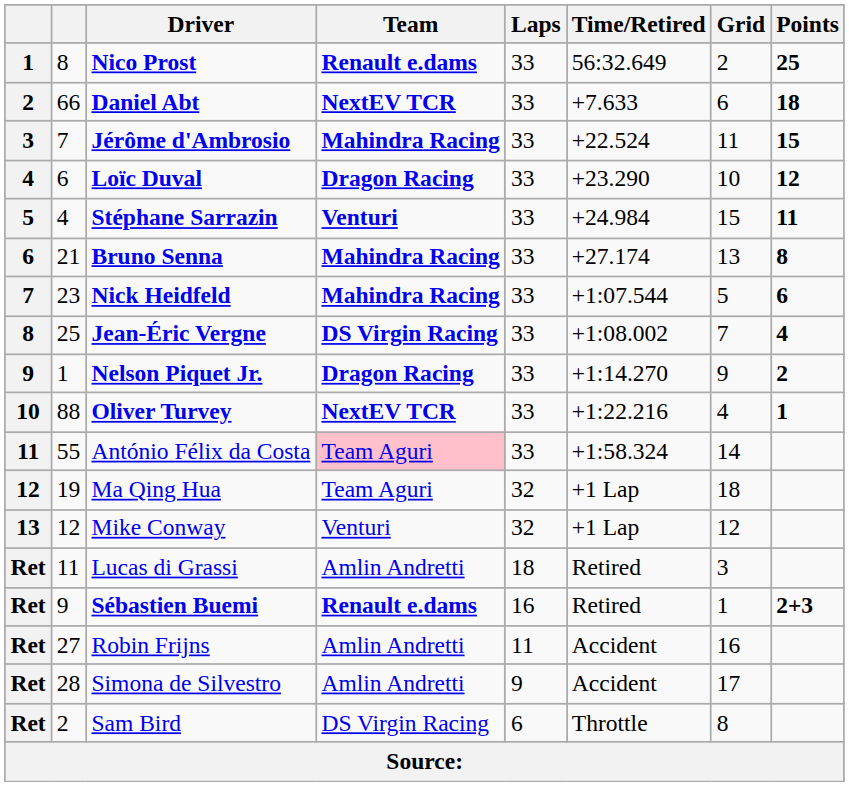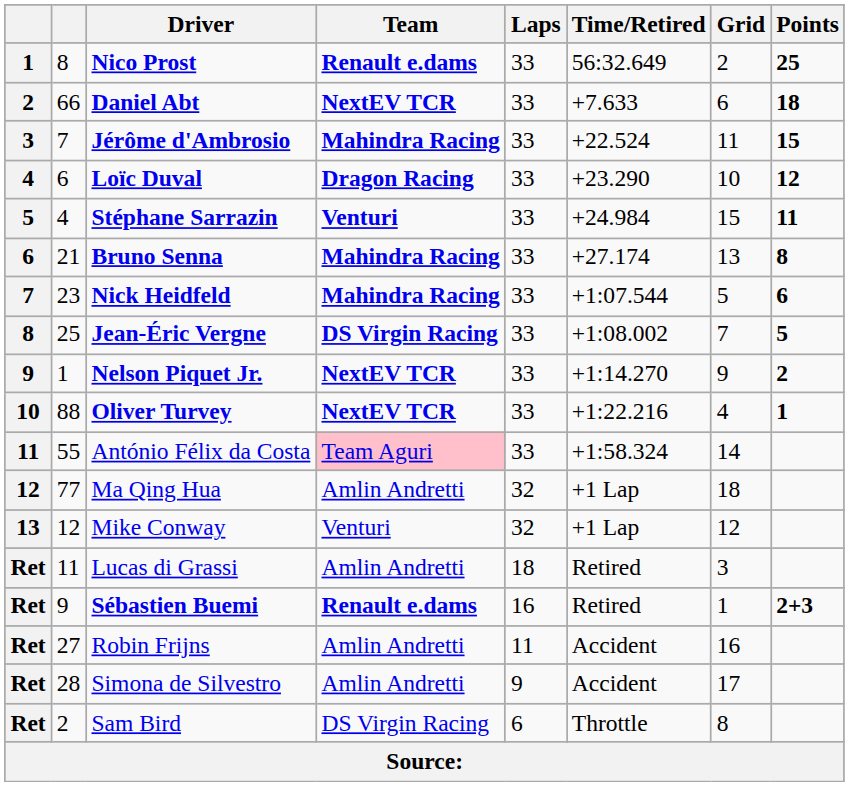(782, 334) 4 -> (782, 334) 5
(398, 372) Dragon Racing -> (389, 372) NextEV TCR
(69, 489) 19 -> (69, 489) 77
(377, 489) Team Aguri -> (393, 489) Amlin Andretti
